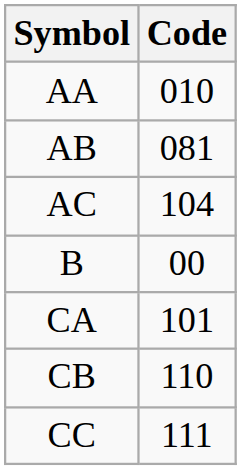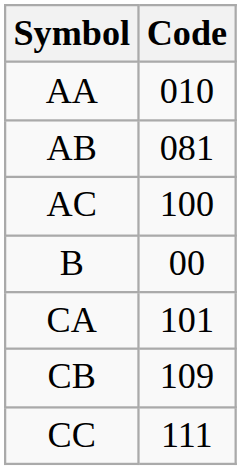(187, 205) 104 -> (187, 205) 100
(187, 377) 110 -> (187, 377) 109
